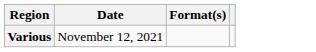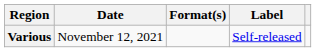+ column: (267, 15)
